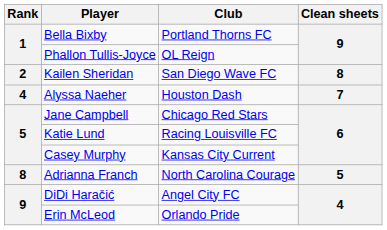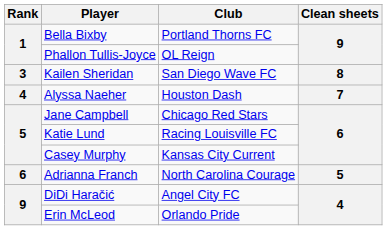(23, 74) 2 -> (23, 74) 3
(23, 174) 8 -> (23, 174) 6
